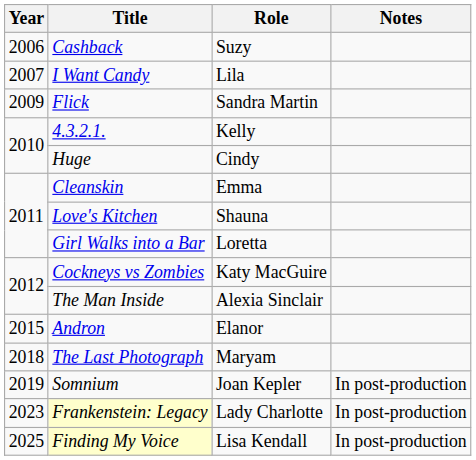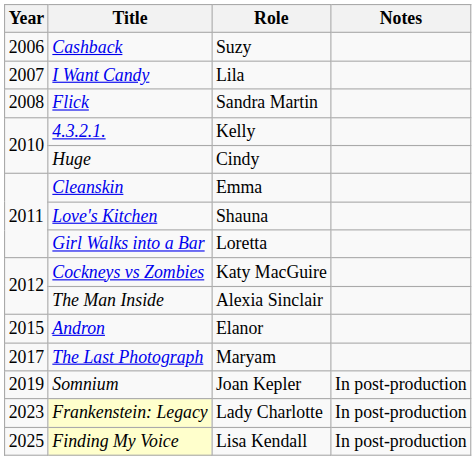(26, 103) 2009 -> (26, 103) 2008
(26, 356) 2018 -> (26, 356) 2017
